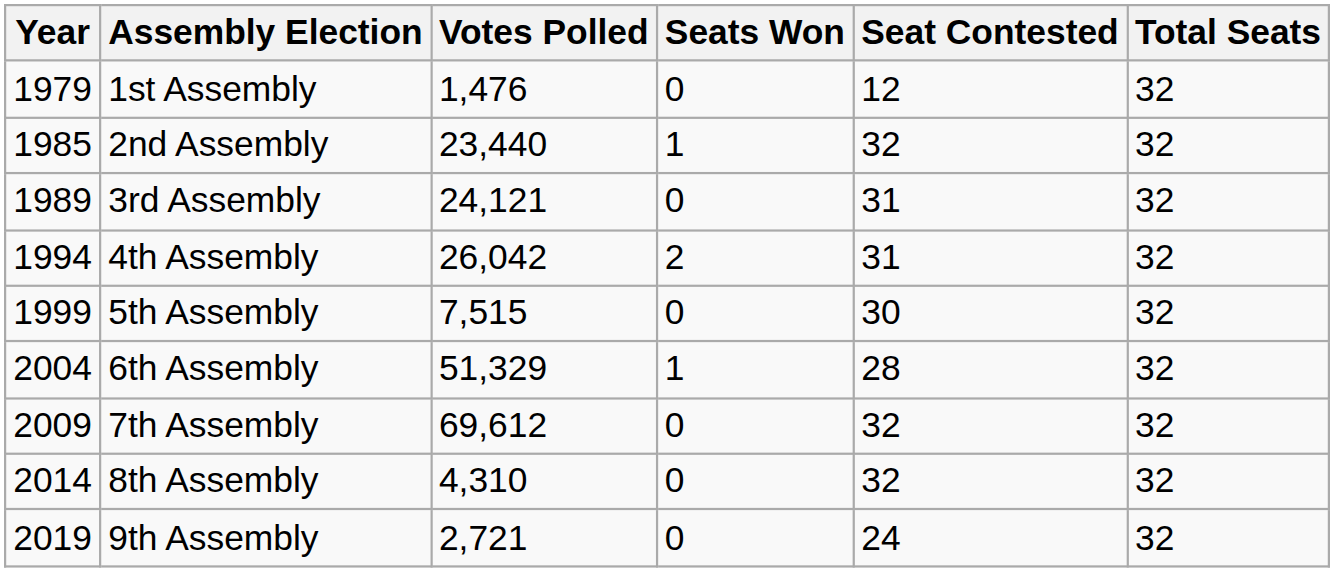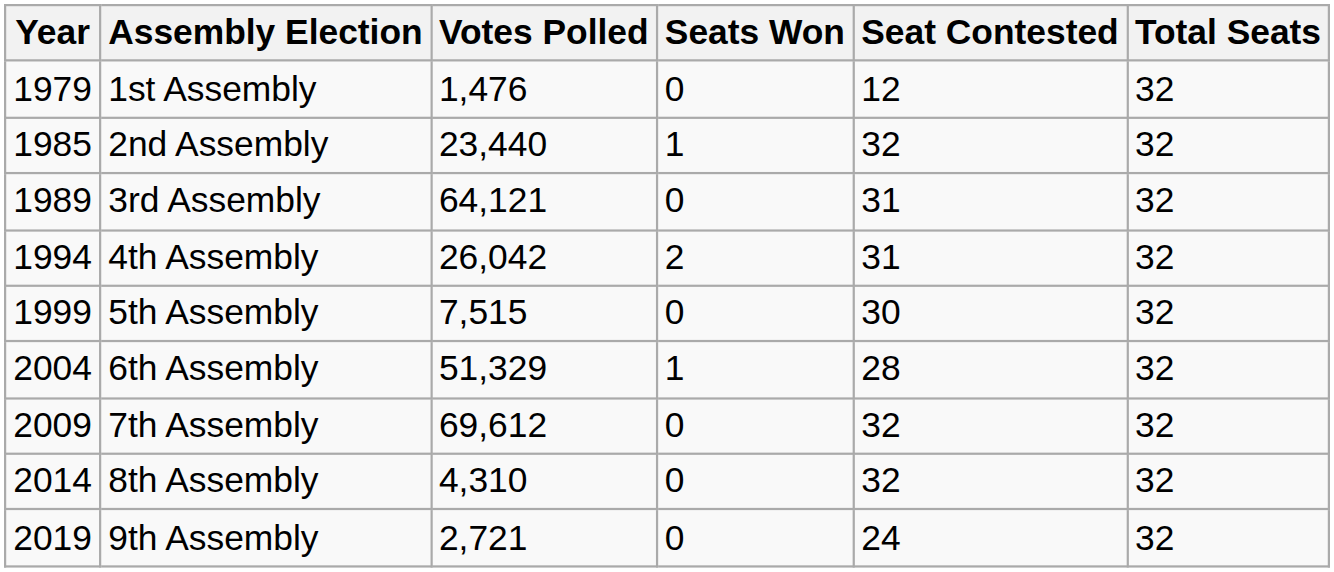(493, 200) 24,121 -> (493, 200) 64,121
